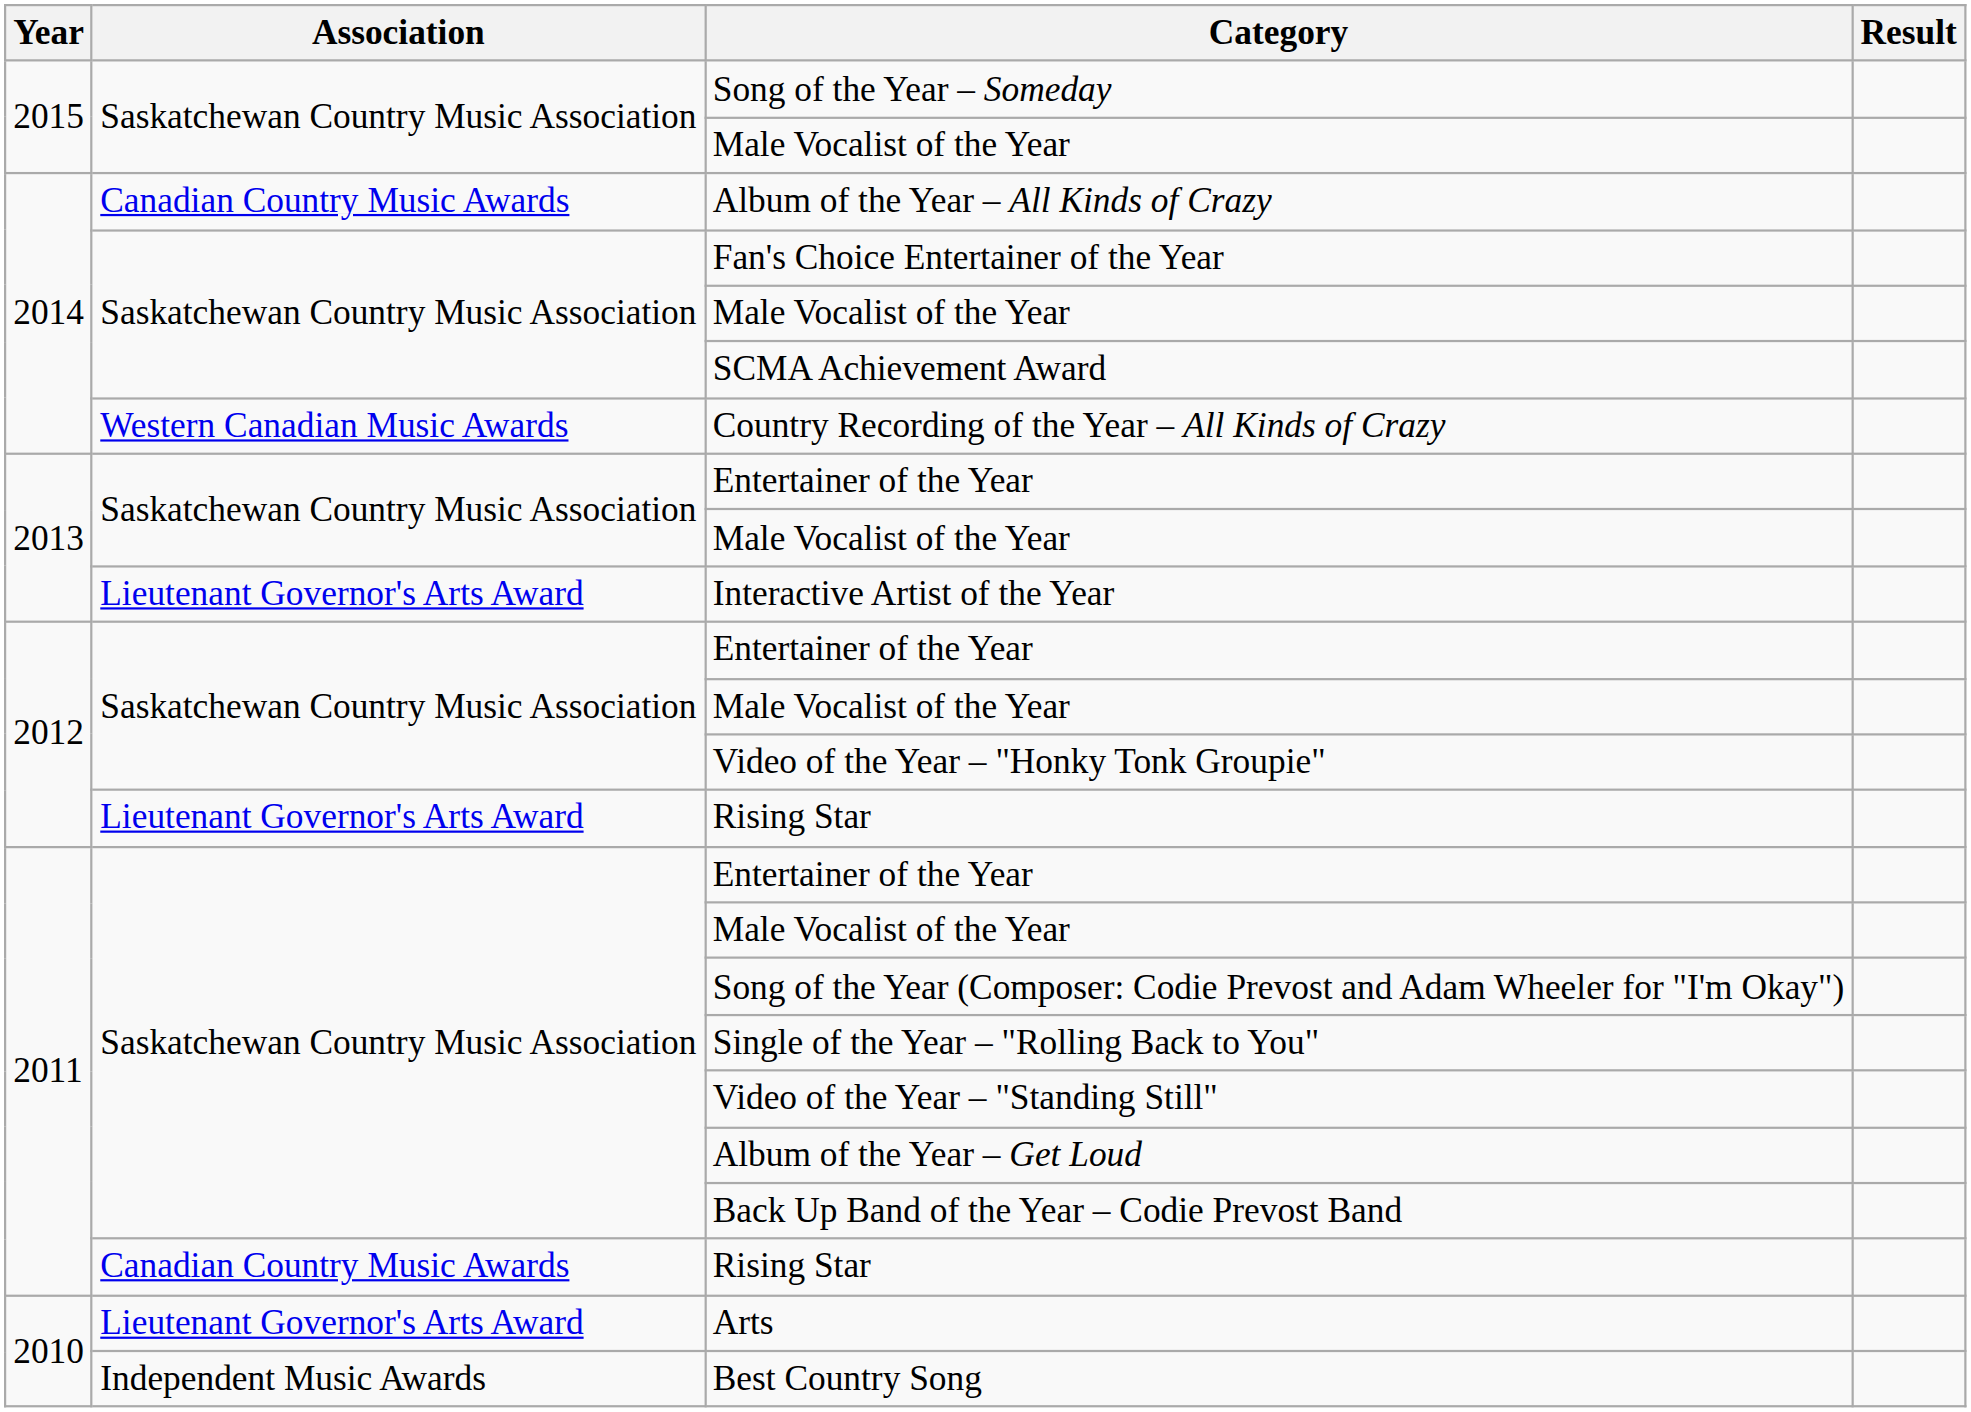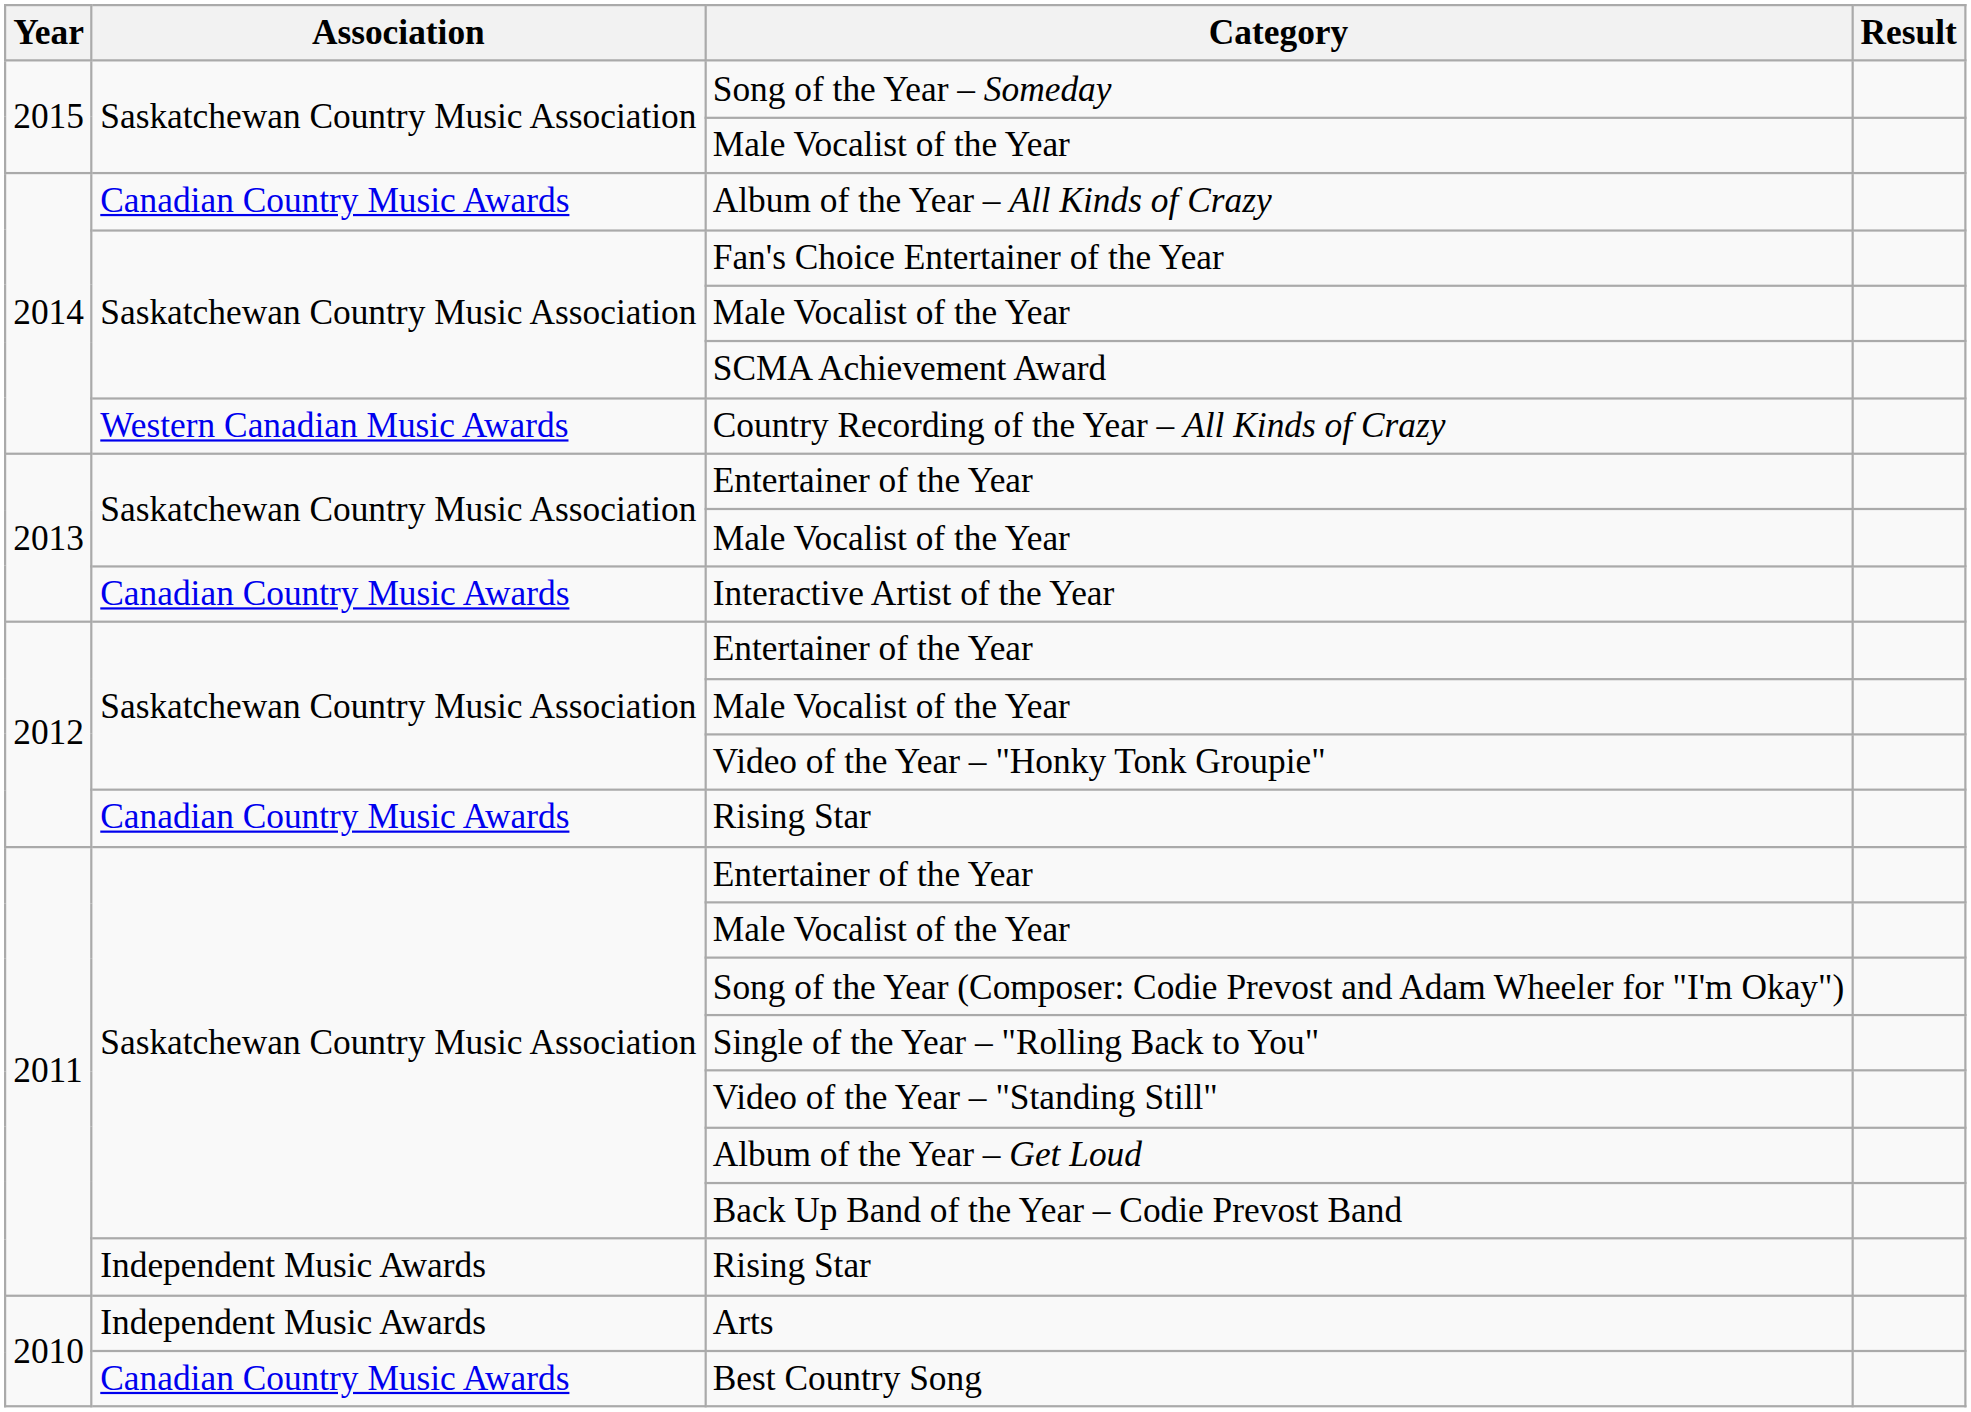(342, 593) Lieutenant Governor's Arts Award -> (335, 593) Canadian Country Music Awards
(342, 817) Lieutenant Governor's Arts Award -> (335, 817) Canadian Country Music Awards
(335, 1266) Canadian Country Music Awards -> (293, 1266) Independent Music Awards
(342, 1322) Lieutenant Governor's Arts Award -> (293, 1322) Independent Music Awards
(293, 1378) Independent Music Awards -> (335, 1378) Canadian Country Music Awards
